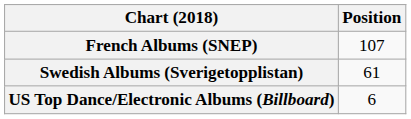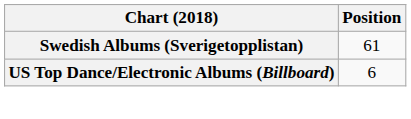- row: (171, 45)
